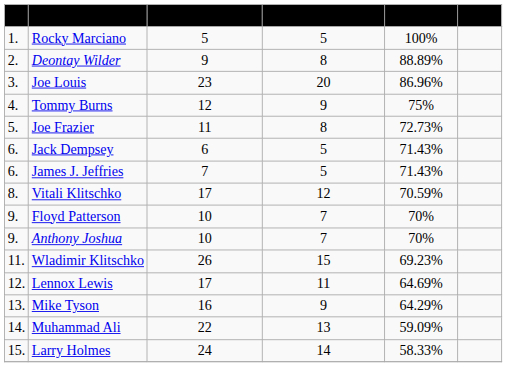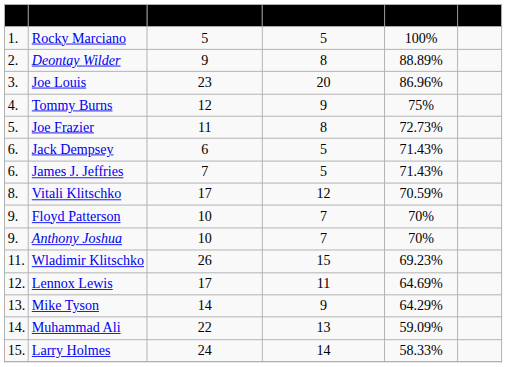(205, 305) 16 -> (205, 305) 14
